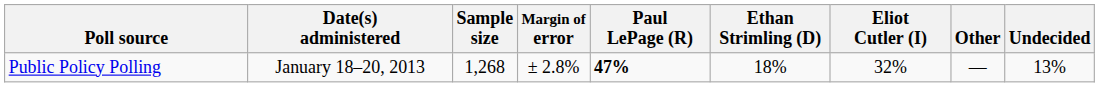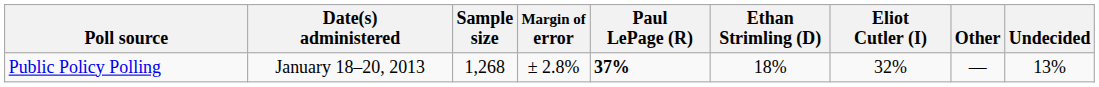(612, 67) 47% -> (612, 67) 37%
